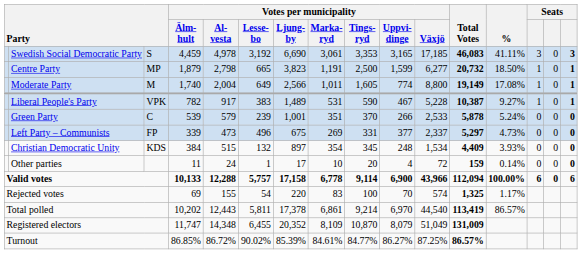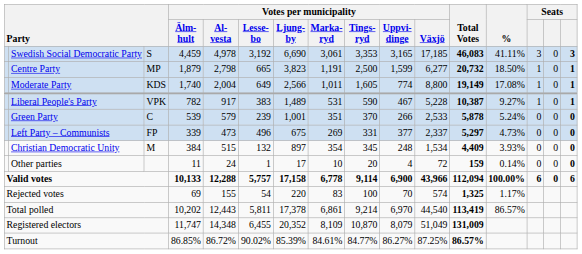(151, 85) M -> (156, 85) KDS
(156, 148) KDS -> (151, 148) M
